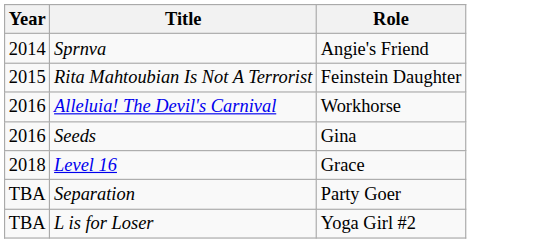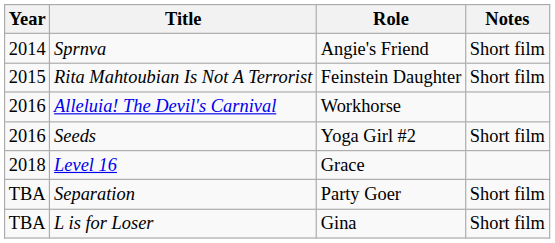+ column: (507, 19)
(339, 135) Gina -> (368, 135) Yoga Girl #2
(368, 223) Yoga Girl #2 -> (339, 223) Gina
